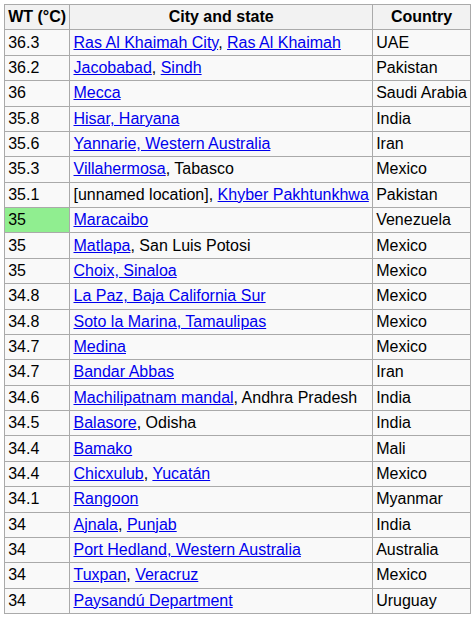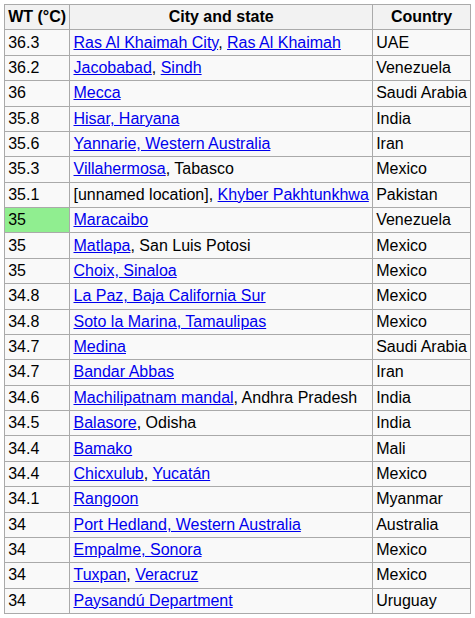(407, 67) Pakistan -> (414, 67) Venezuela
(402, 347) Mexico -> (422, 347) Saudi Arabia
- row: (125, 524)
+ row: (138, 550)
